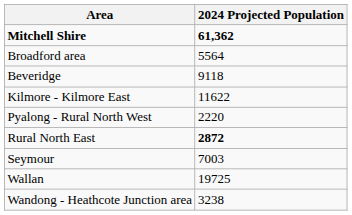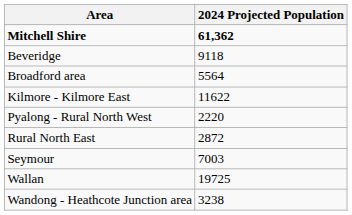rows swapped: (34, 76) <-> (46, 55)
(211, 138) bold -> (211, 138) normal
